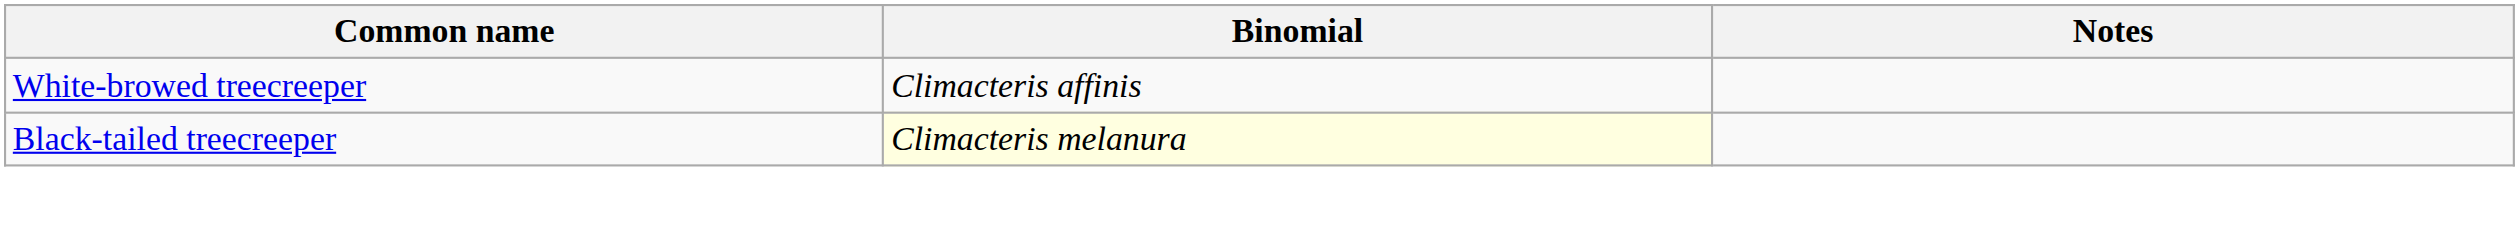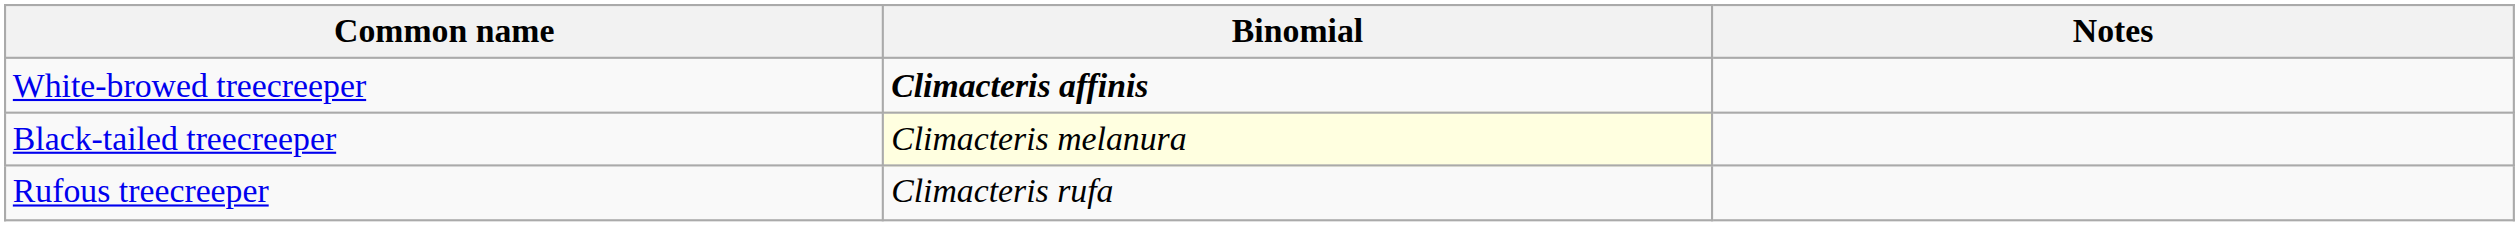(1016, 84) normal -> (1020, 84) bold
+ row: (141, 191)
